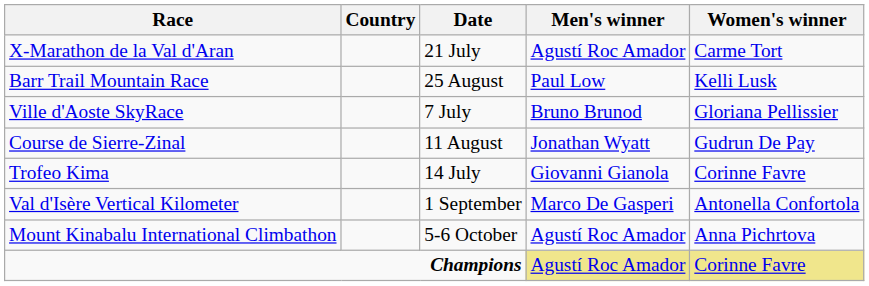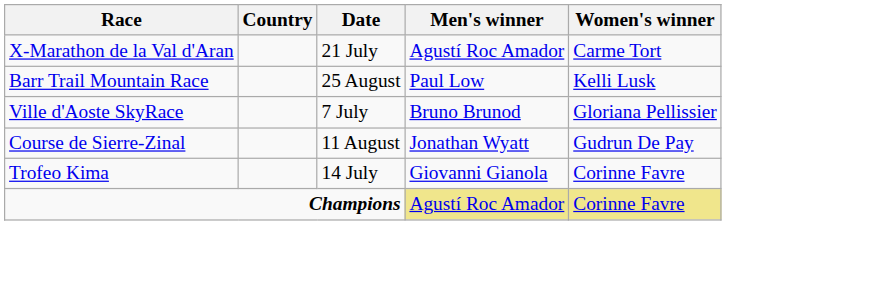- row: (124, 204)
- row: (173, 234)
